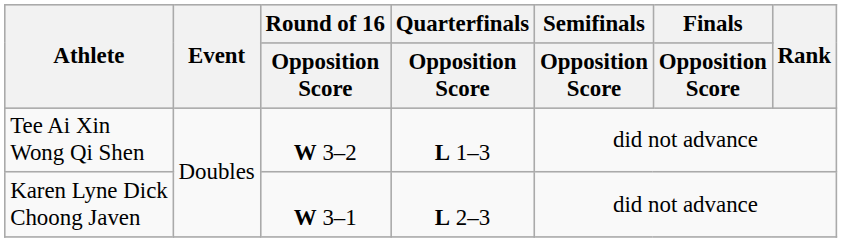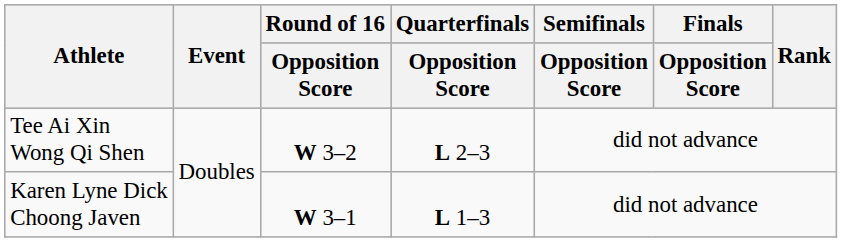(462, 153) L 1–3 -> (462, 153) L 2–3
(462, 218) L 2–3 -> (462, 218) L 1–3
